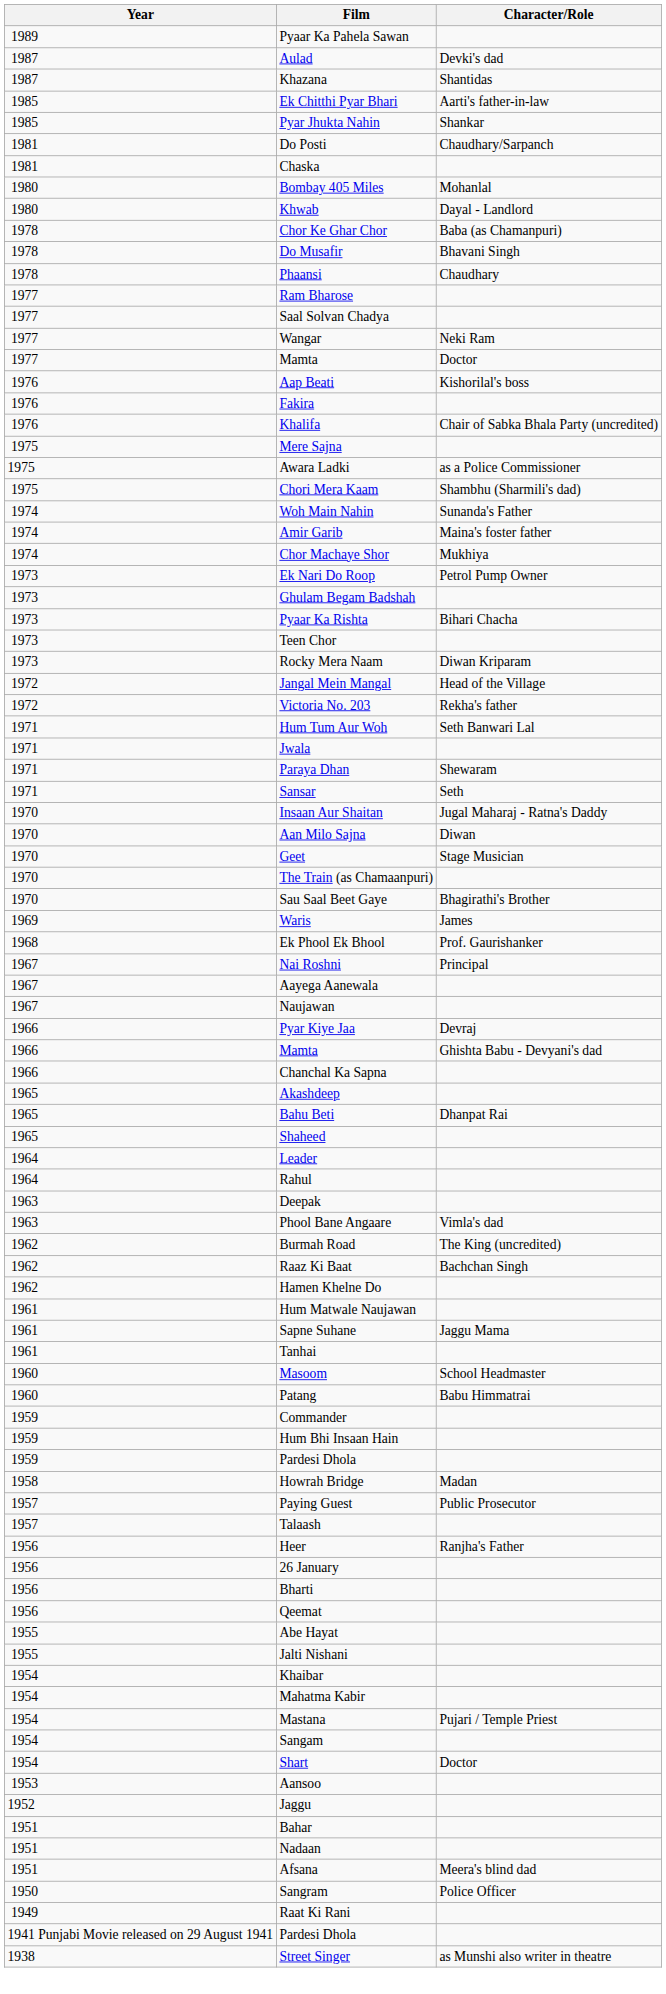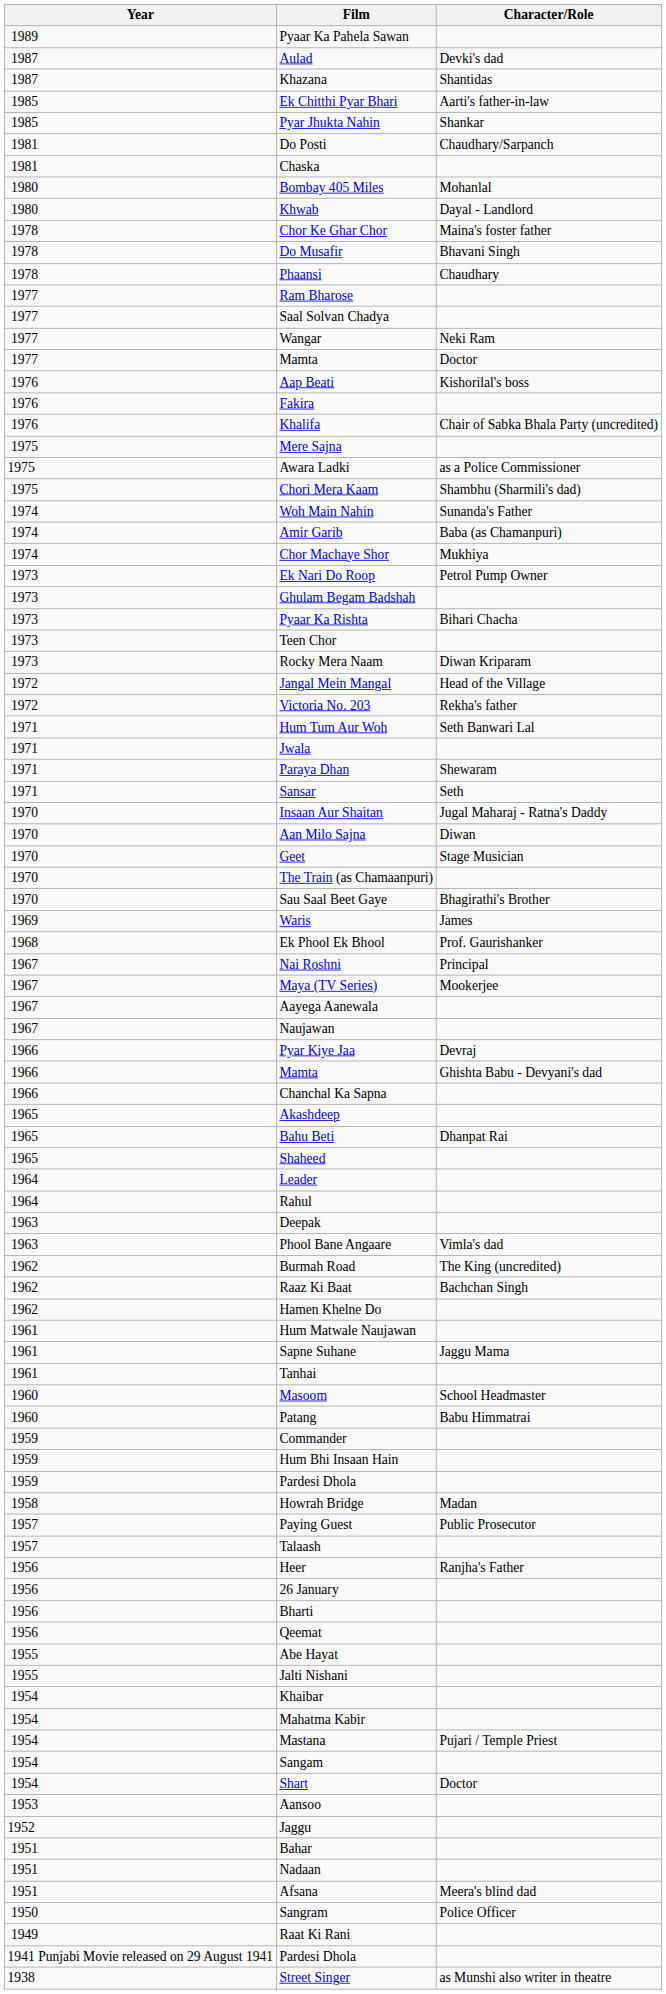(501, 230) Baba (as Chamanpuri) -> (495, 230) Maina's foster father
(495, 532) Maina's foster father -> (501, 532) Baba (as Chamanpuri)
+ row: (23, 985)
